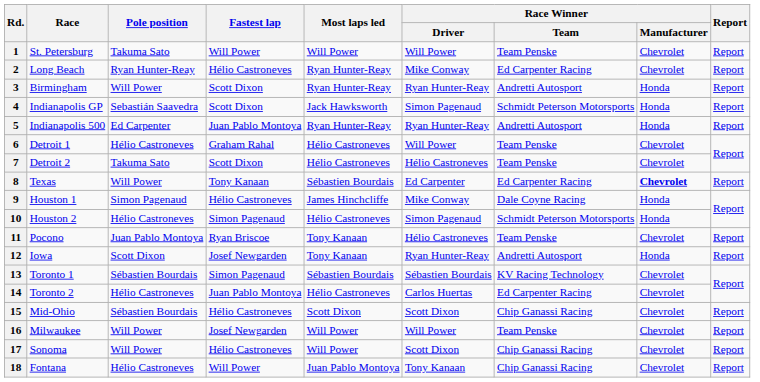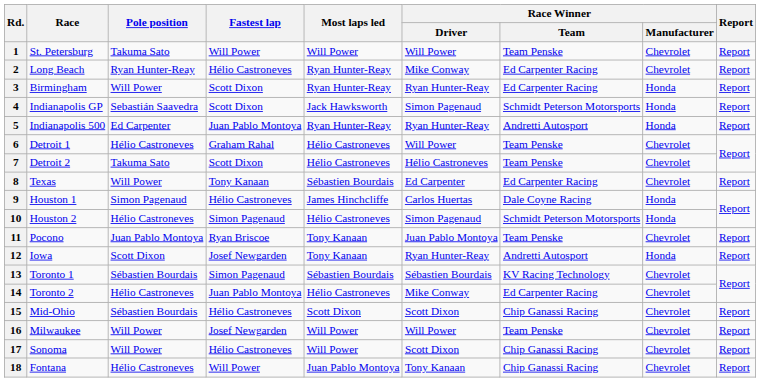(539, 87) Andretti Autosport -> (550, 87) Ed Carpenter Racing
(663, 181) bold -> (668, 181) normal
(437, 199) Mike Conway -> (439, 199) Carlos Huertas
(446, 236) Hélio Castroneves -> (451, 236) Juan Pablo Montoya
(439, 292) Carlos Huertas -> (437, 292) Mike Conway
